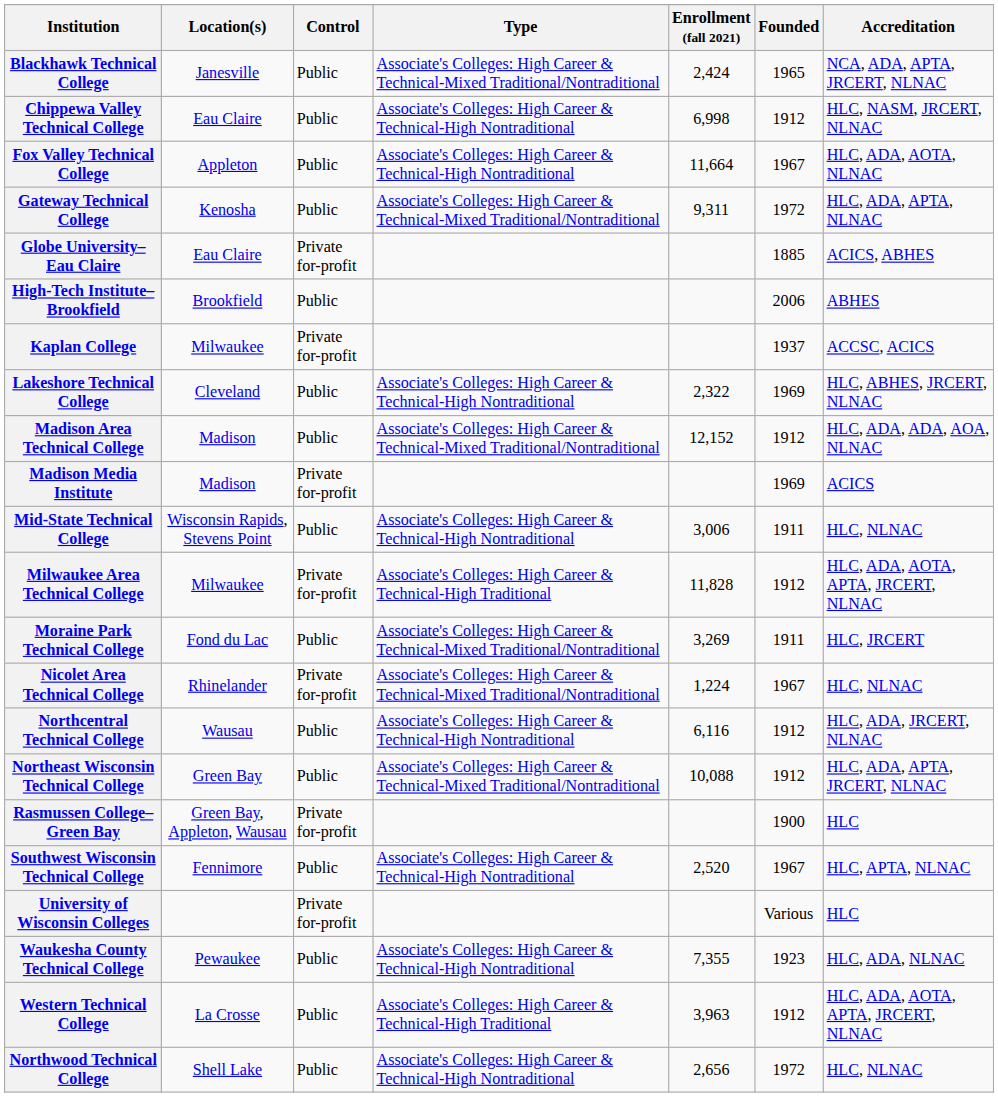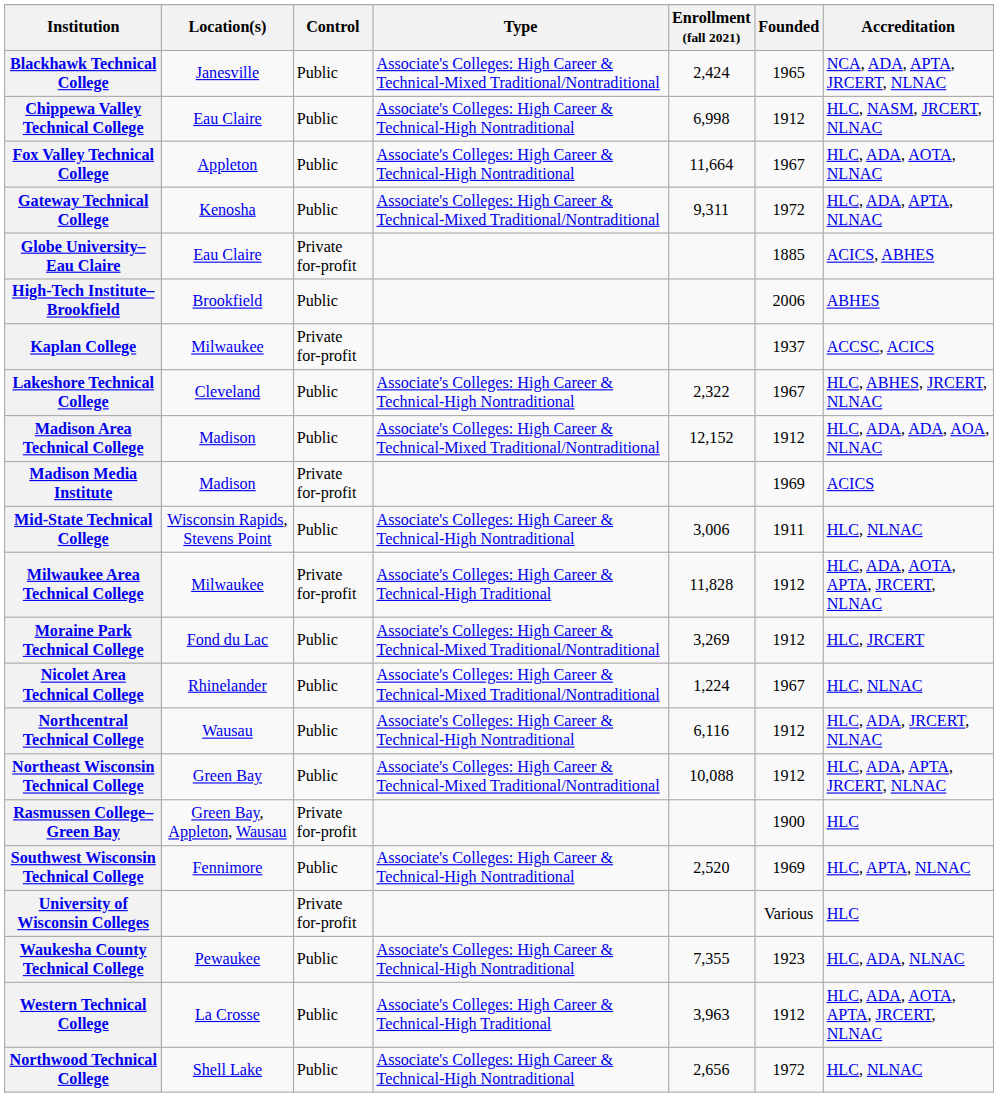(789, 392) 1969 -> (789, 392) 1967
(789, 640) 1911 -> (789, 640) 1912
(327, 685) Private for-profit -> (317, 685) Public
(789, 868) 1967 -> (789, 868) 1969
